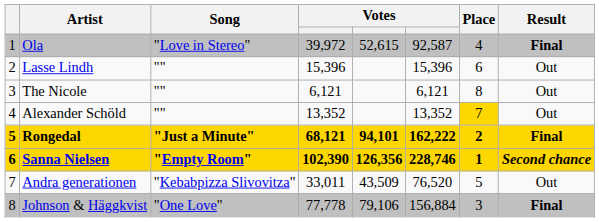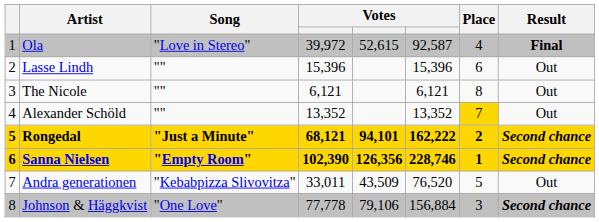(546, 136) Final -> (546, 136) Second chance
(546, 205) Final -> (546, 205) Second chance
